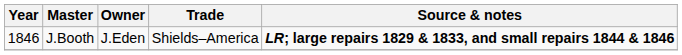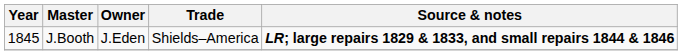(24, 38) 1846 -> (24, 38) 1845
